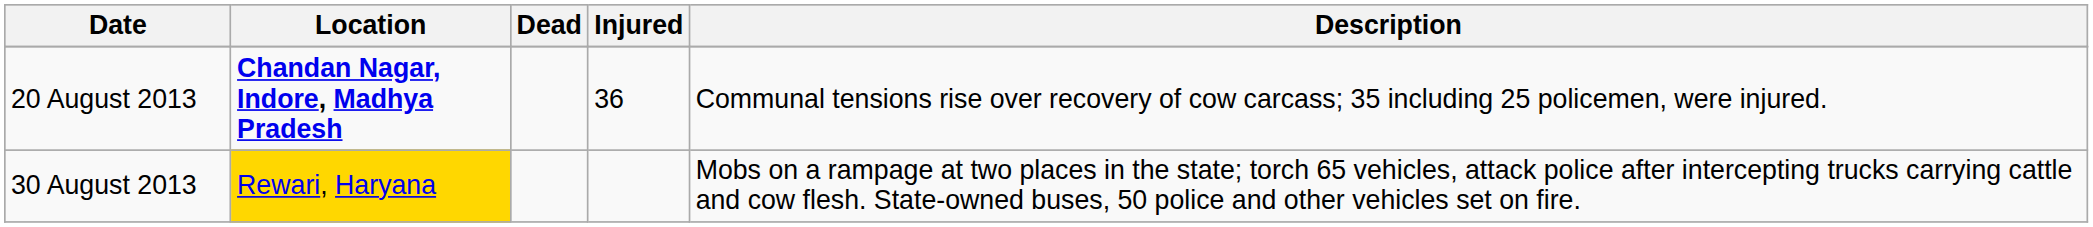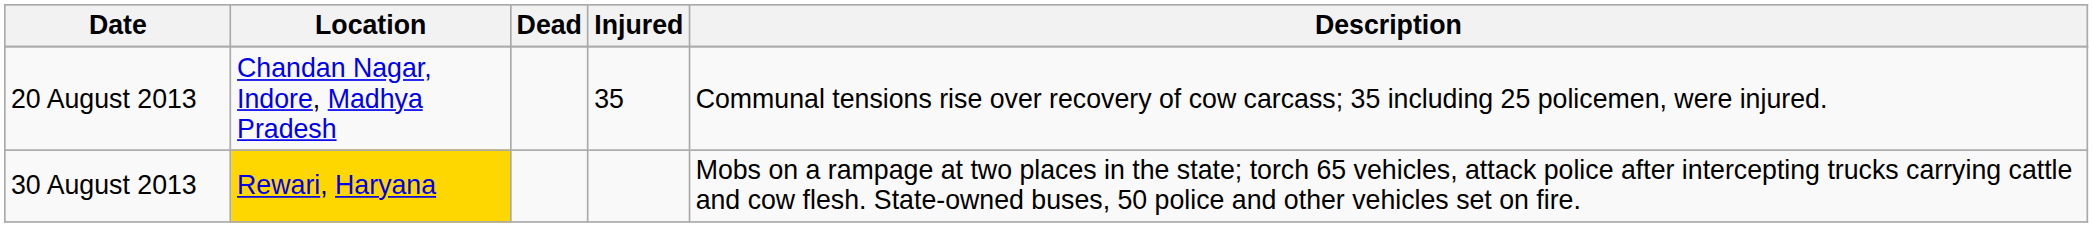(339, 98) bold -> (334, 98) normal
(609, 98) 36 -> (609, 98) 35
